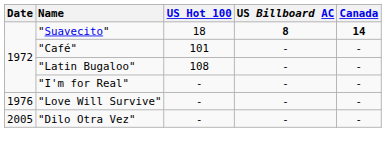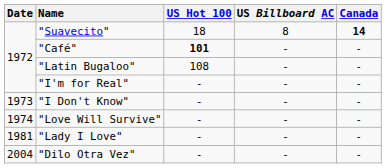(286, 31) bold -> (286, 31) normal
(199, 48) normal -> (199, 48) bold
+ row: (84, 101)
(20, 101) 1976 -> (20, 119) 1974
+ row: (80, 136)
(20, 119) 2005 -> (20, 154) 2004
